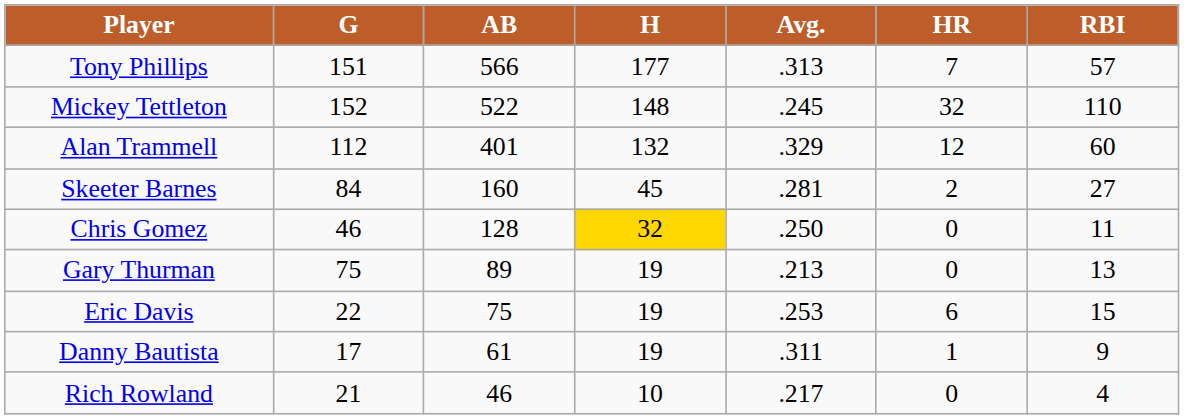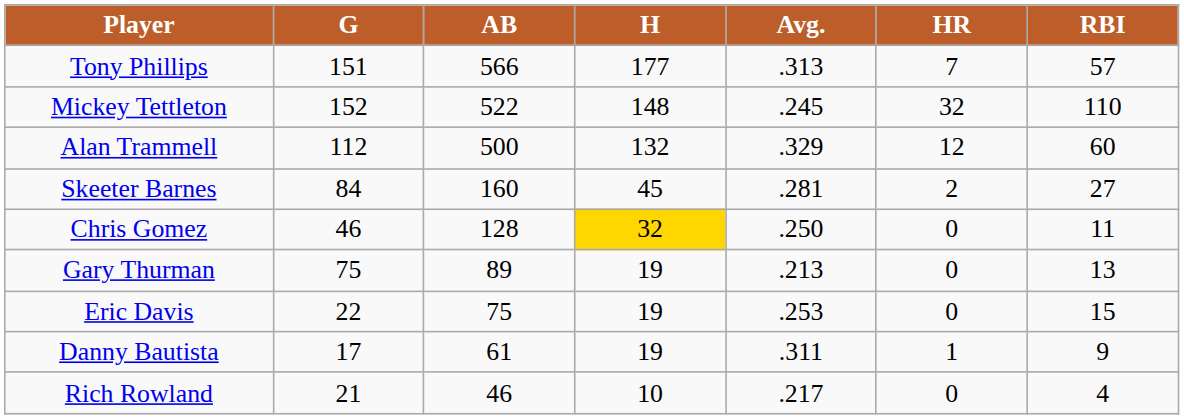(499, 147) 401 -> (499, 147) 500
(952, 310) 6 -> (952, 310) 0
